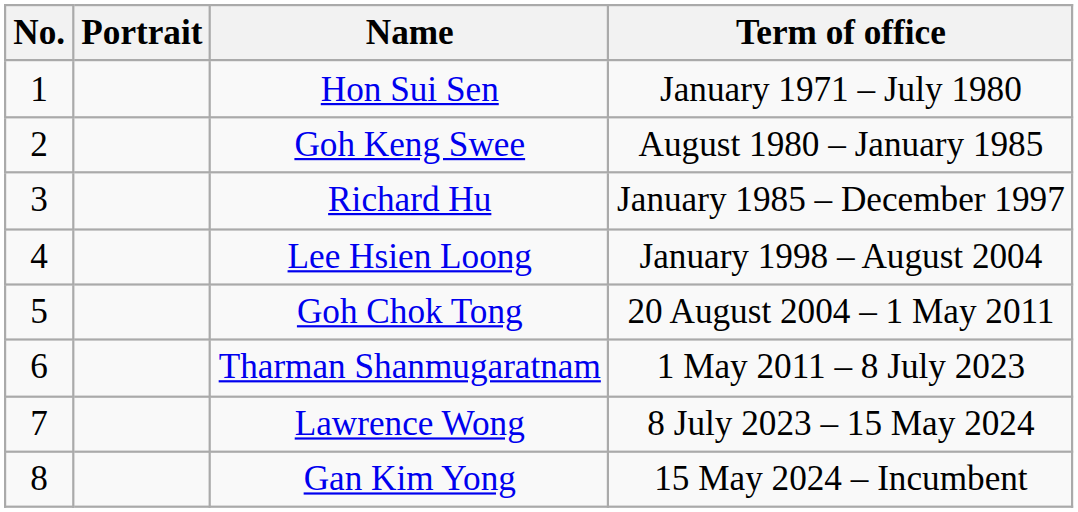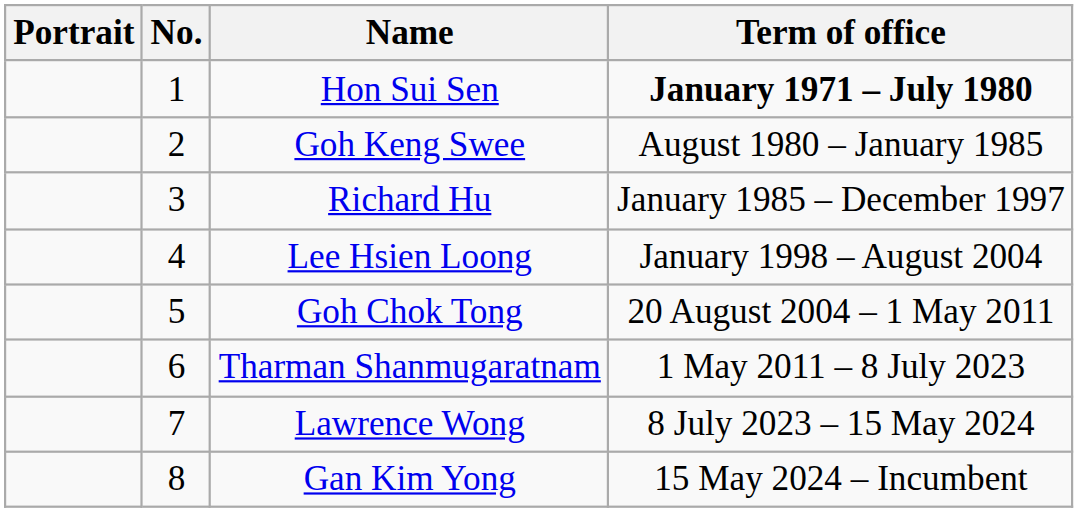columns swapped: (39, 32) <-> (142, 32)
(841, 88) normal -> (841, 88) bold
